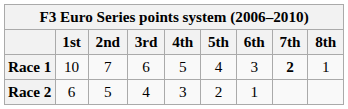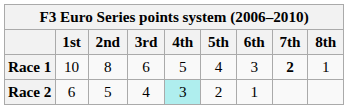(108, 67) 7 -> (108, 67) 8
(183, 92) no background -> (183, 92) paleturquoise background
